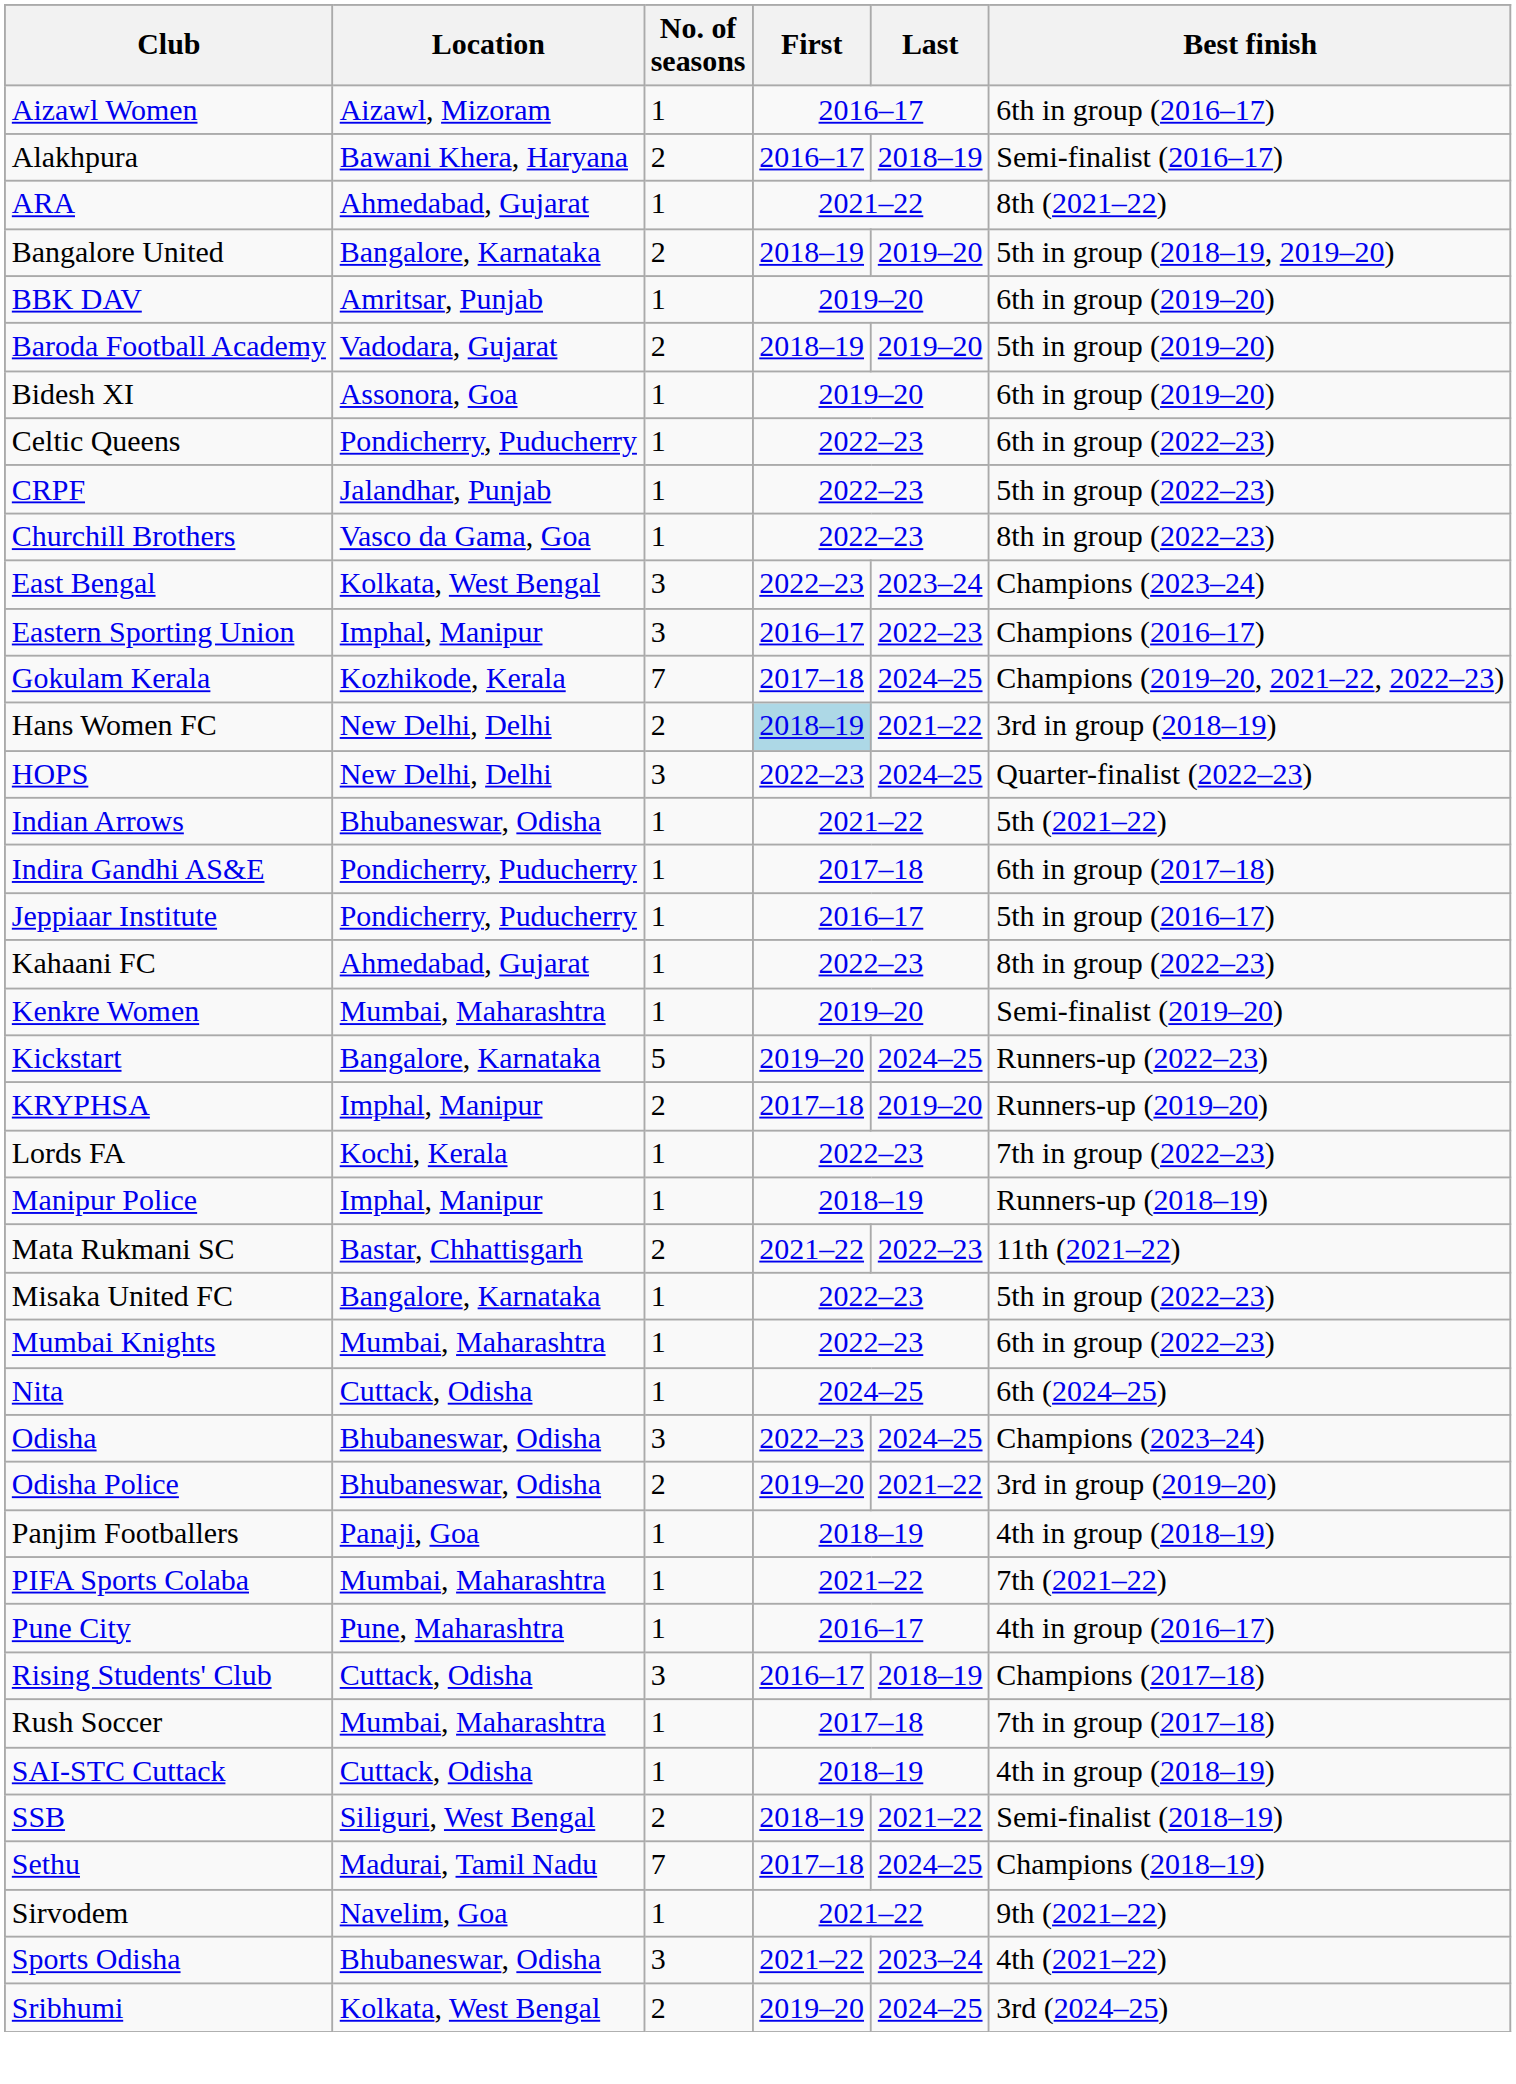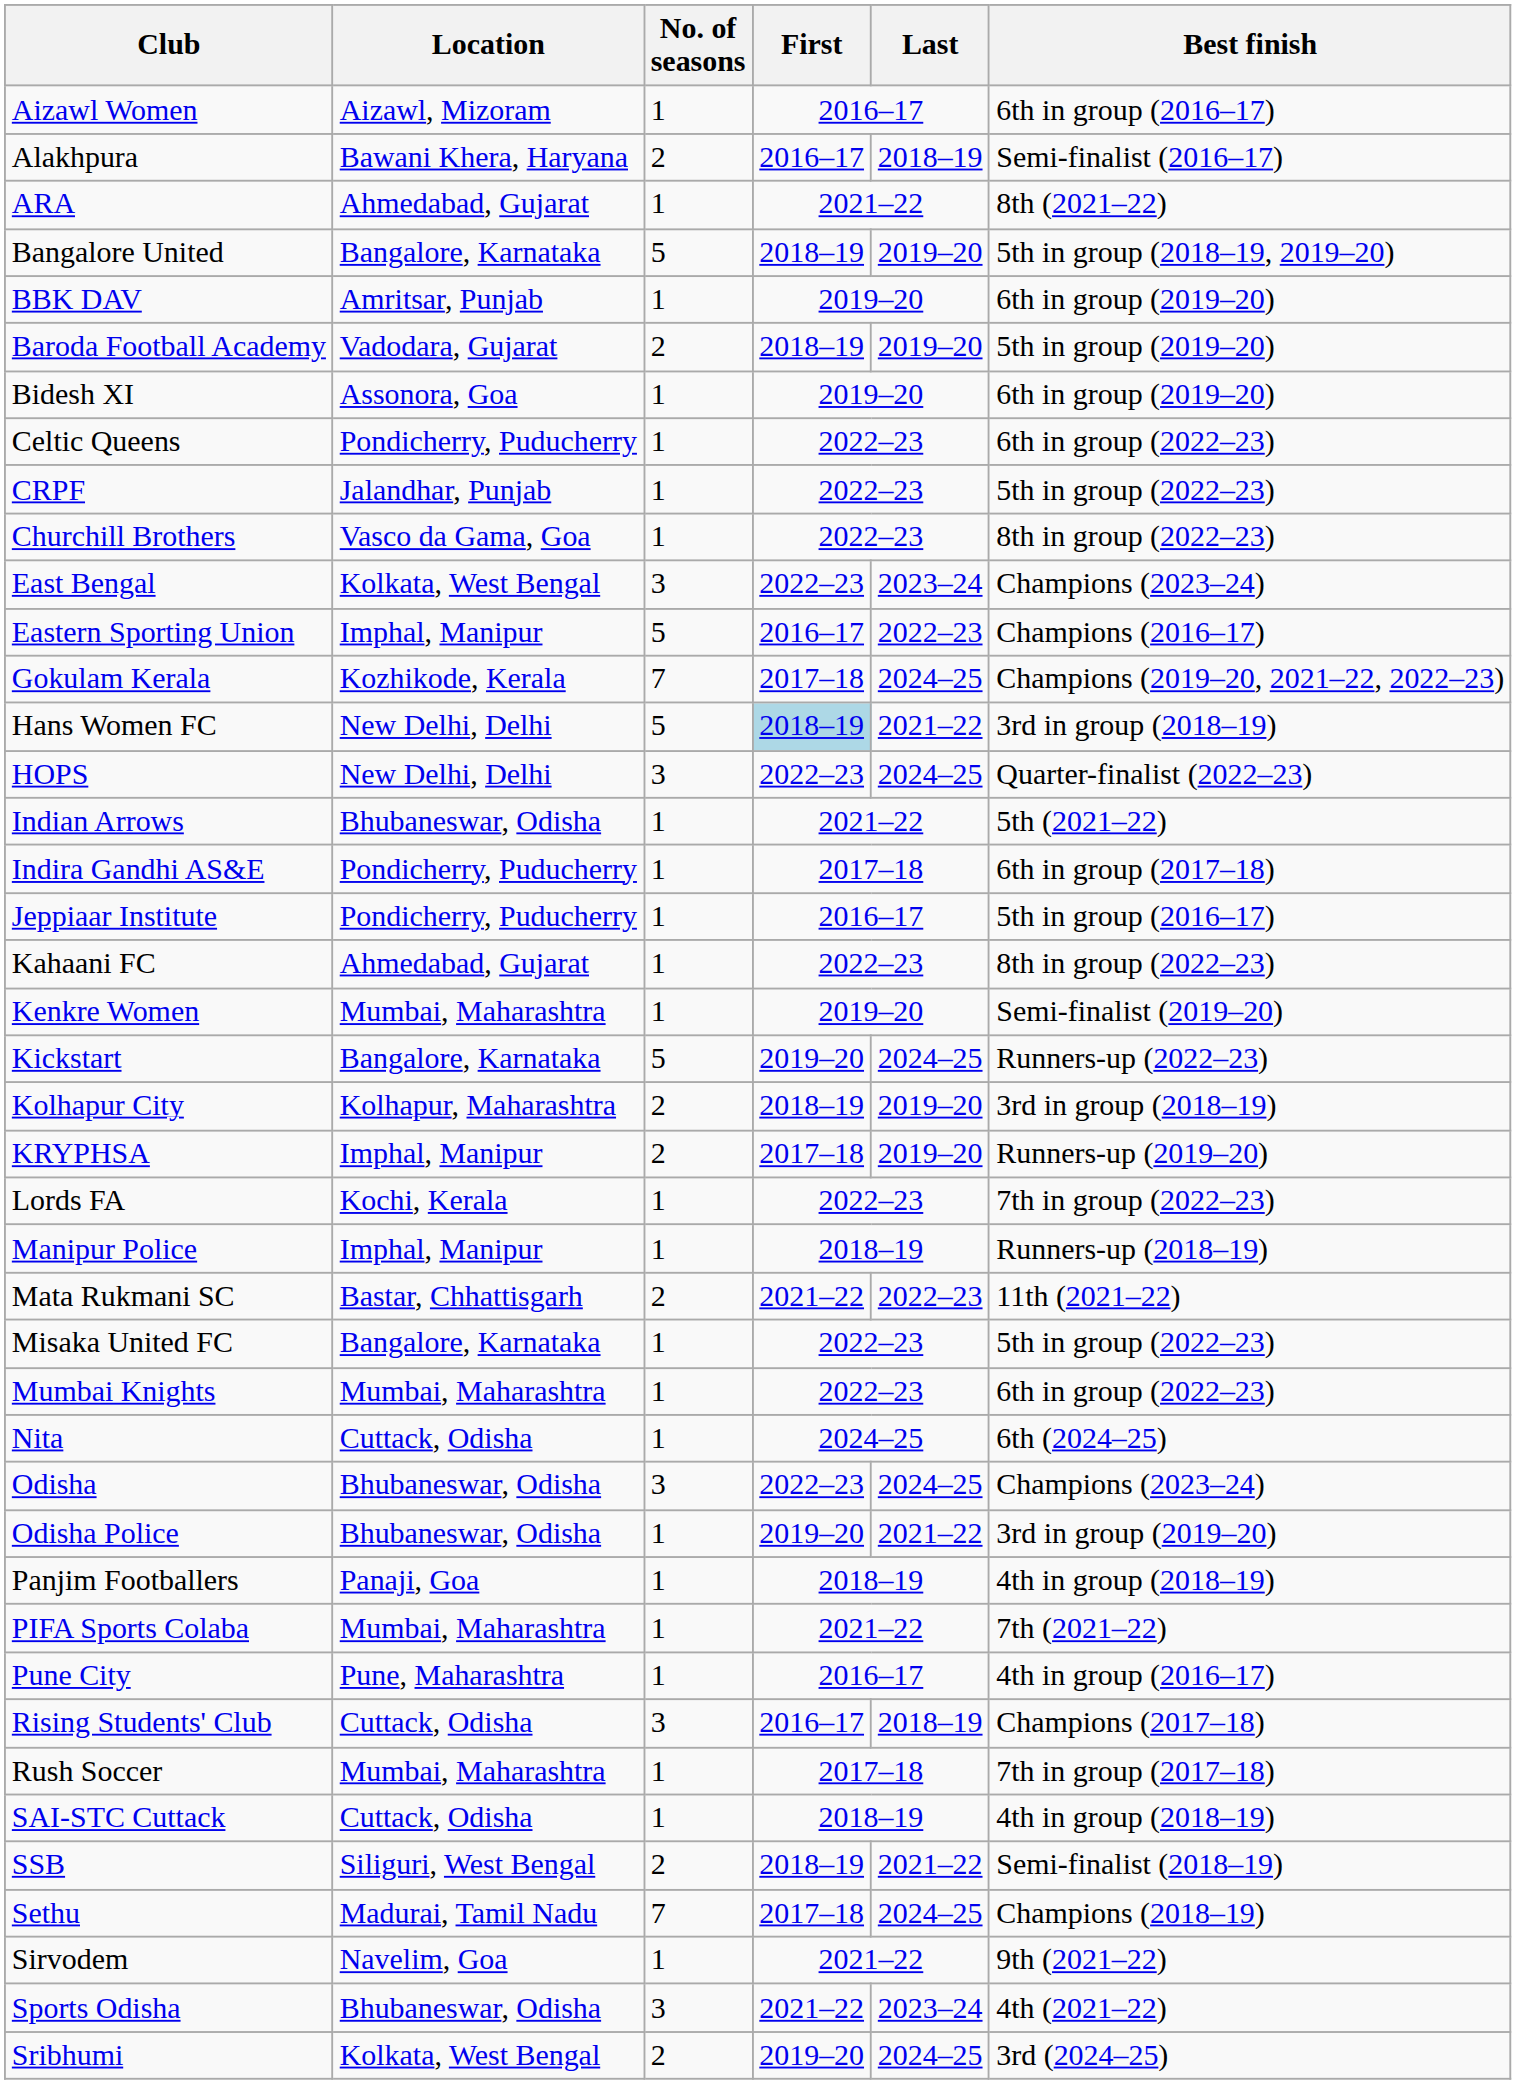(658, 251) 2 -> (658, 251) 5
(658, 631) 3 -> (658, 631) 5
(658, 726) 2 -> (658, 726) 5
+ row: (98, 1105)
(658, 1485) 2 -> (658, 1532) 1
